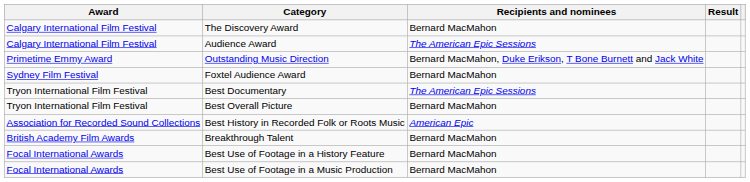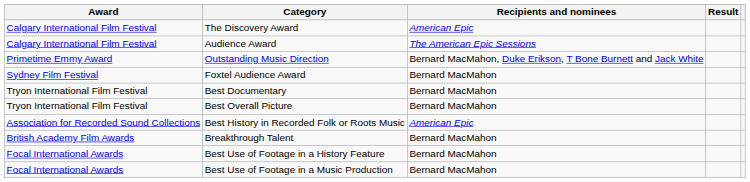(453, 28) Bernard MacMahon -> (441, 28) American Epic
(473, 91) The American Epic Sessions -> (453, 91) Bernard MacMahon
